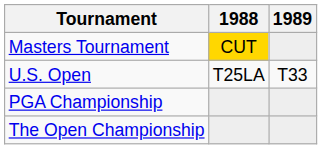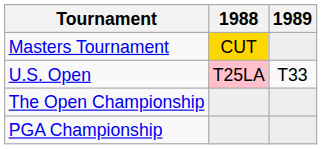(239, 75) no background -> (239, 75) pink background
rows swapped: (107, 130) <-> (86, 102)
